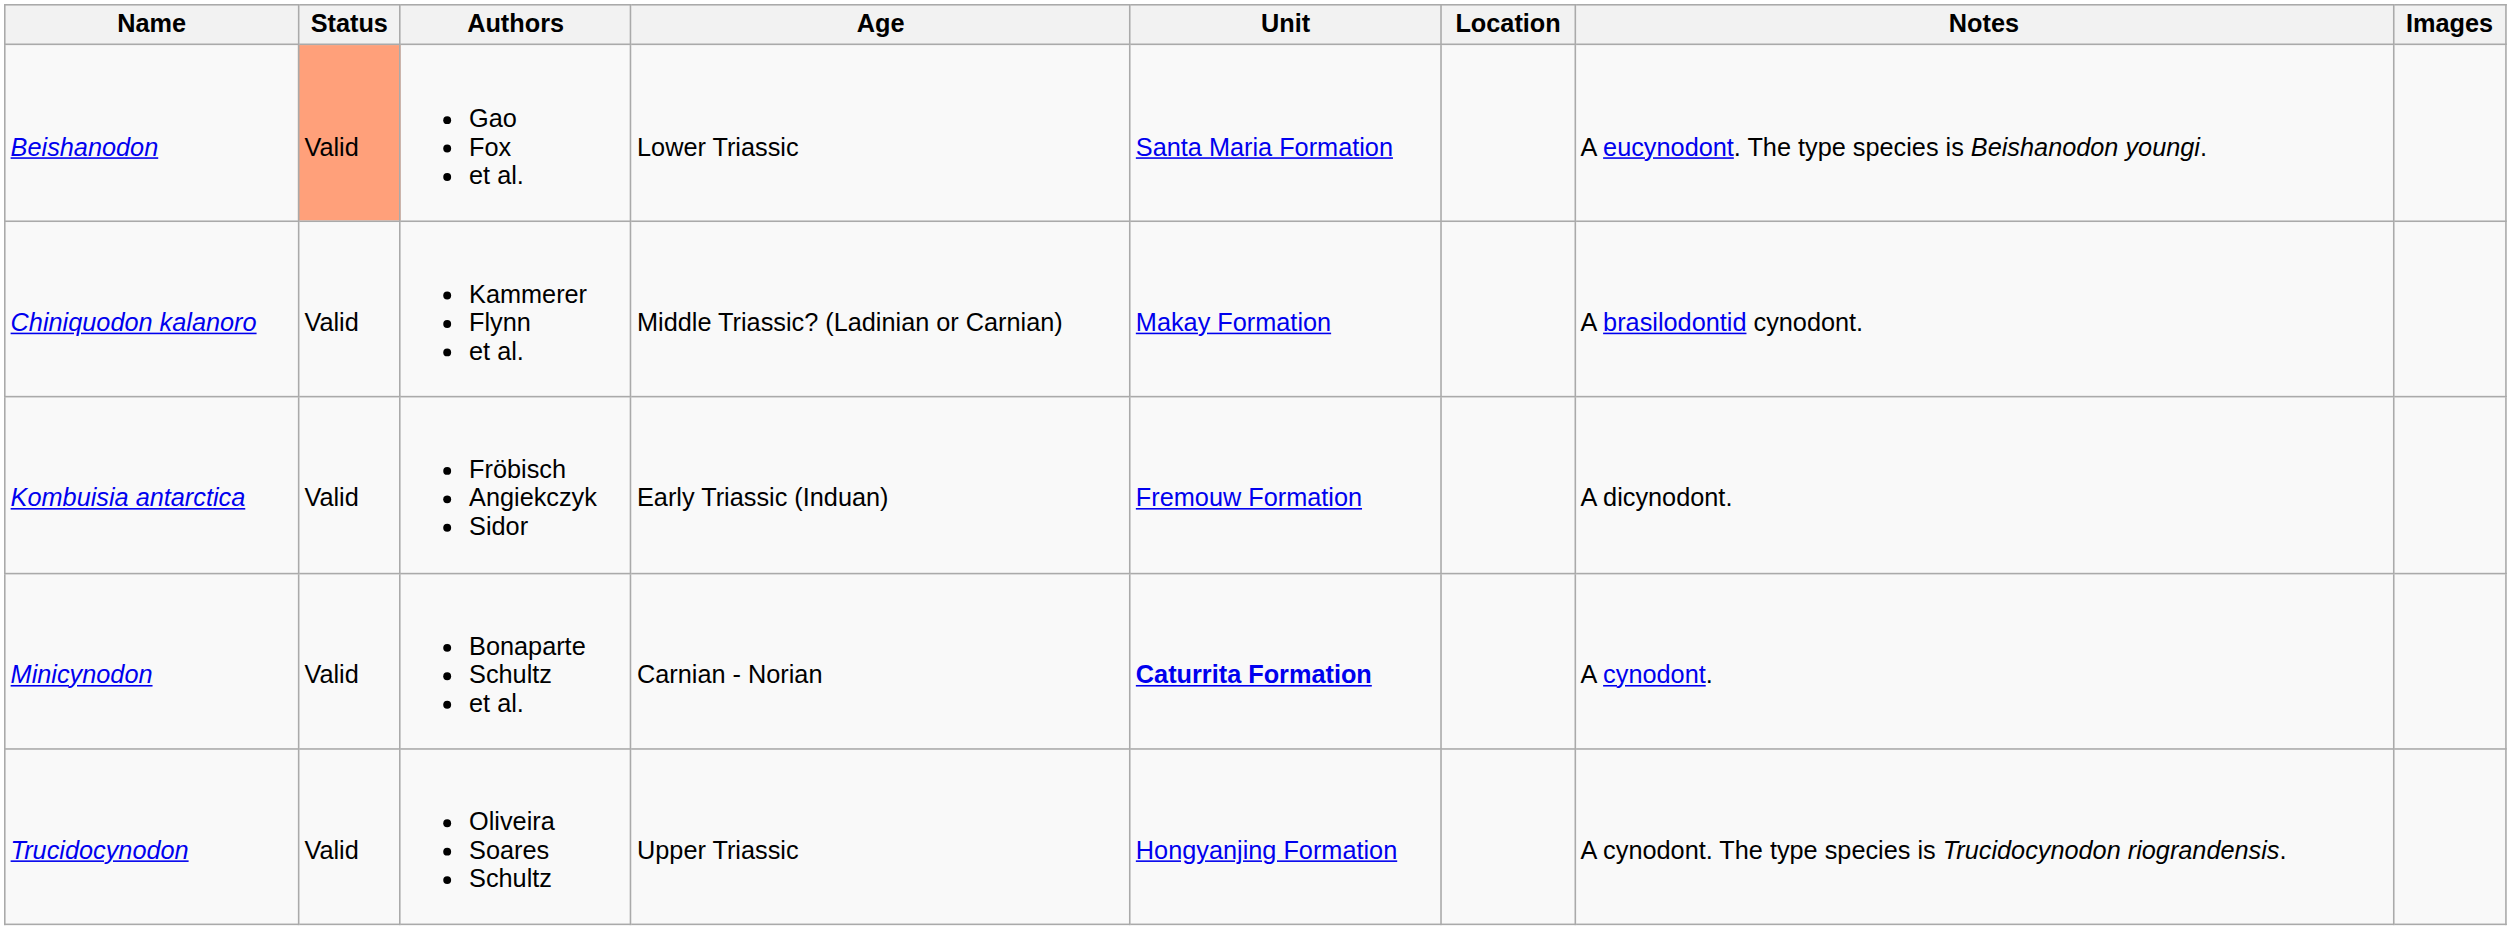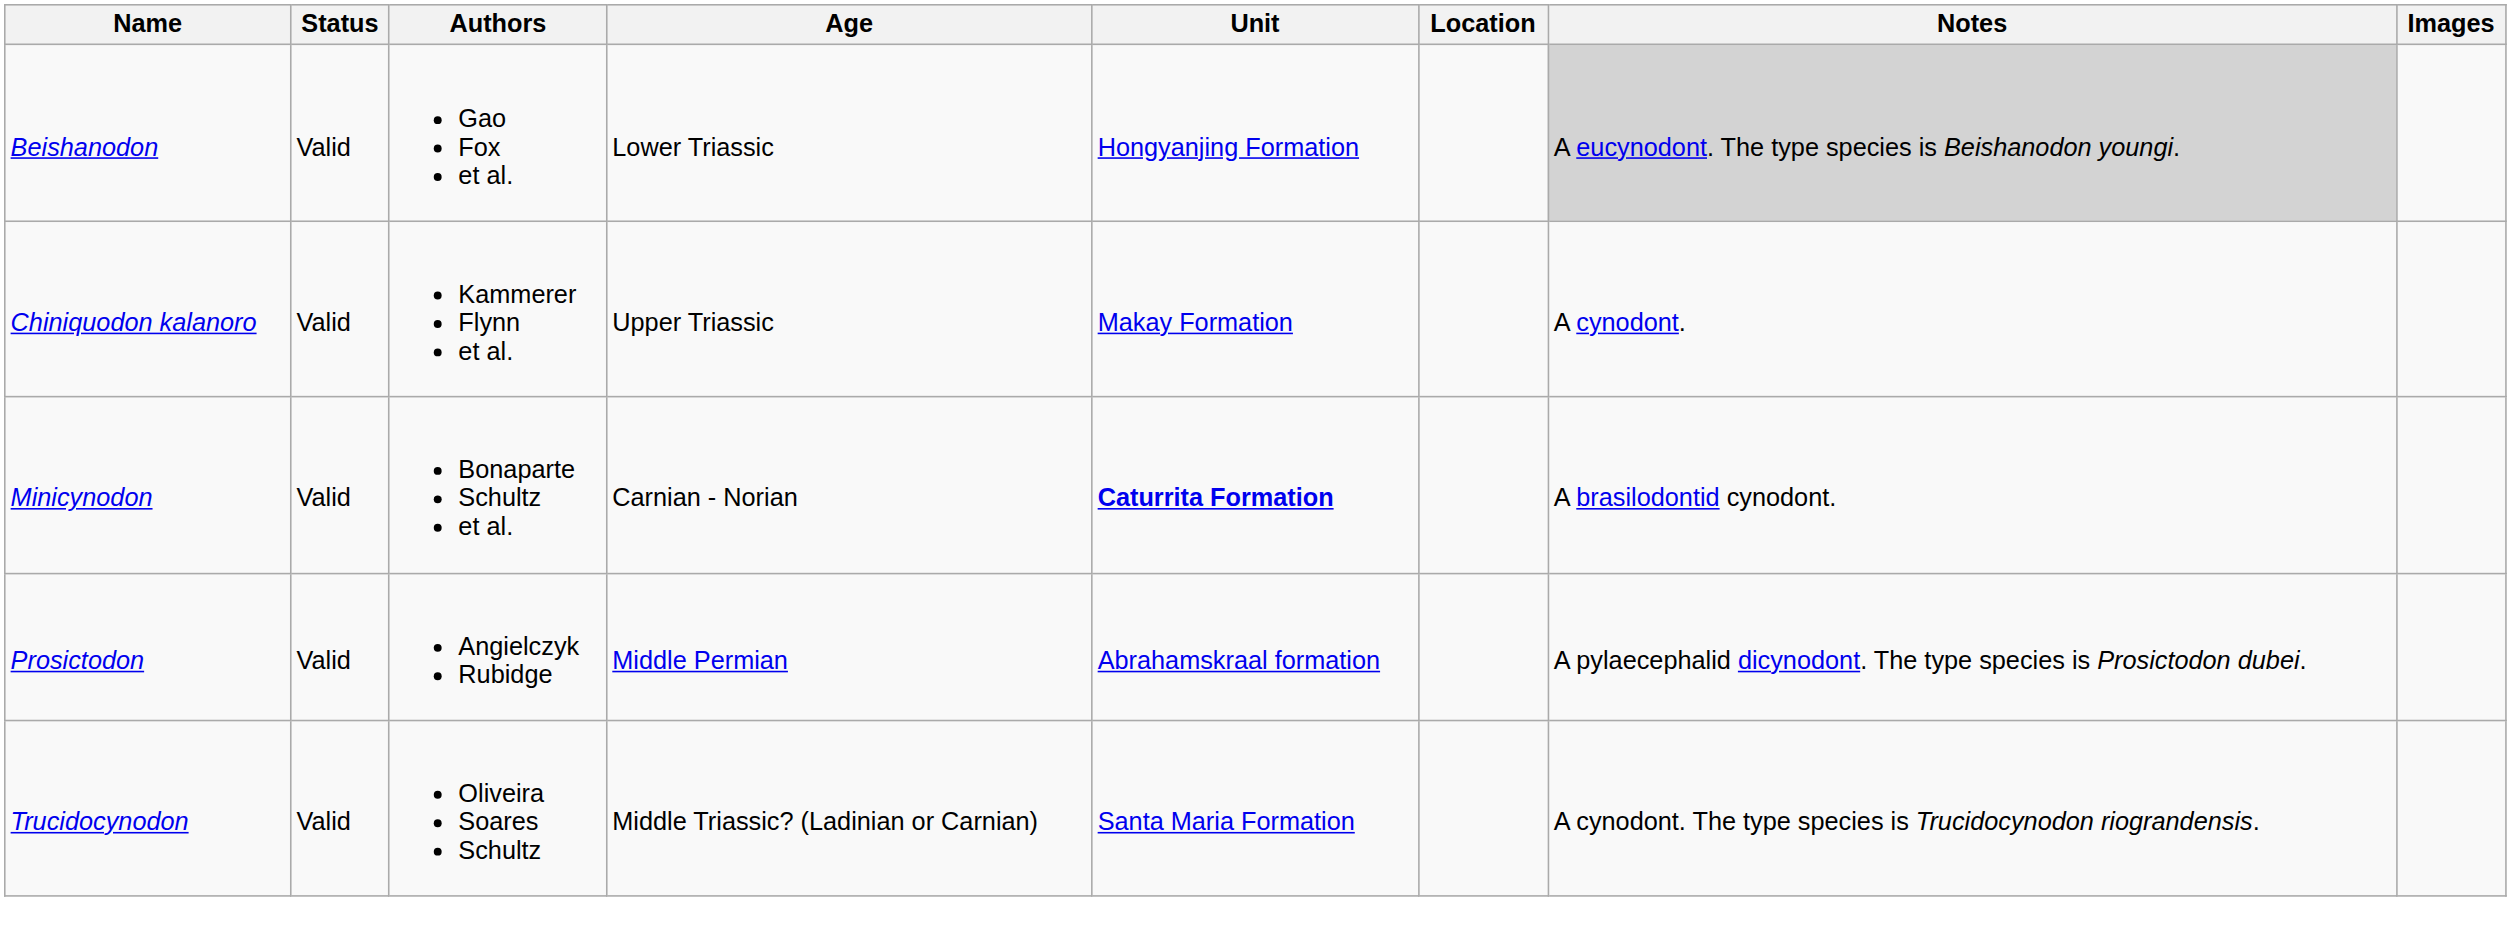(332, 146) lightsalmon background -> (324, 146) no background
(1264, 146) Santa Maria Formation -> (1228, 146) Hongyanjing Formation
(1894, 146) no background -> (1867, 146) lightgrey background
(850, 322) Middle Triassic? (Ladinian or Carnian) -> (693, 322) Upper Triassic
(1722, 322) A brasilodontid cynodont. -> (1620, 322) A cynodont.
- row: (128, 498)
(1647, 674) A cynodont. -> (1695, 498) A brasilodontid cynodont.
+ row: (77, 660)
(718, 850) Upper Triassic -> (825, 822) Middle Triassic? (Ladinian or Carnian)
(1267, 850) Hongyanjing Formation -> (1226, 822) Santa Maria Formation
